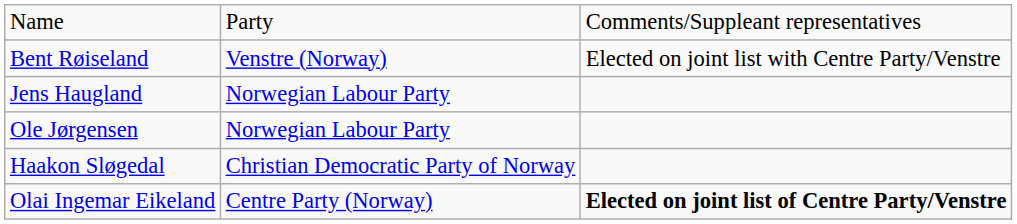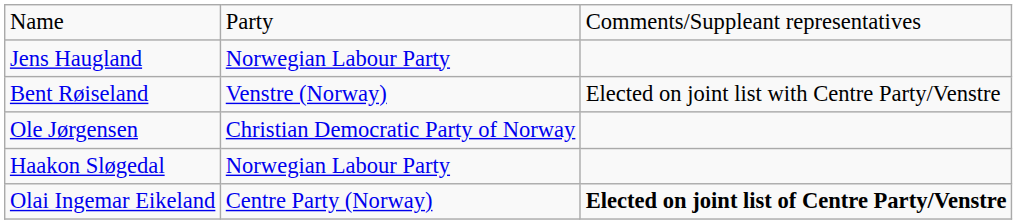rows swapped: (76, 93) <-> (79, 58)
(338, 129) Norwegian Labour Party -> (401, 129) Christian Democratic Party of Norway
(401, 165) Christian Democratic Party of Norway -> (338, 165) Norwegian Labour Party
